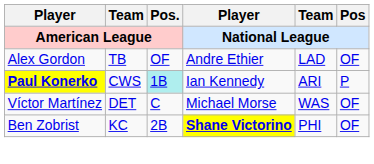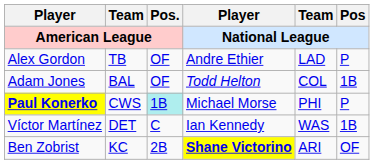(350, 59) OF -> (345, 59) P
+ row: (46, 81)
(225, 81) Ian Kennedy -> (231, 103) Michael Morse
(310, 81) ARI -> (310, 103) PHI
(231, 103) Michael Morse -> (225, 125) Ian Kennedy
(350, 103) OF -> (348, 125) 1B
(310, 125) PHI -> (310, 147) ARI
